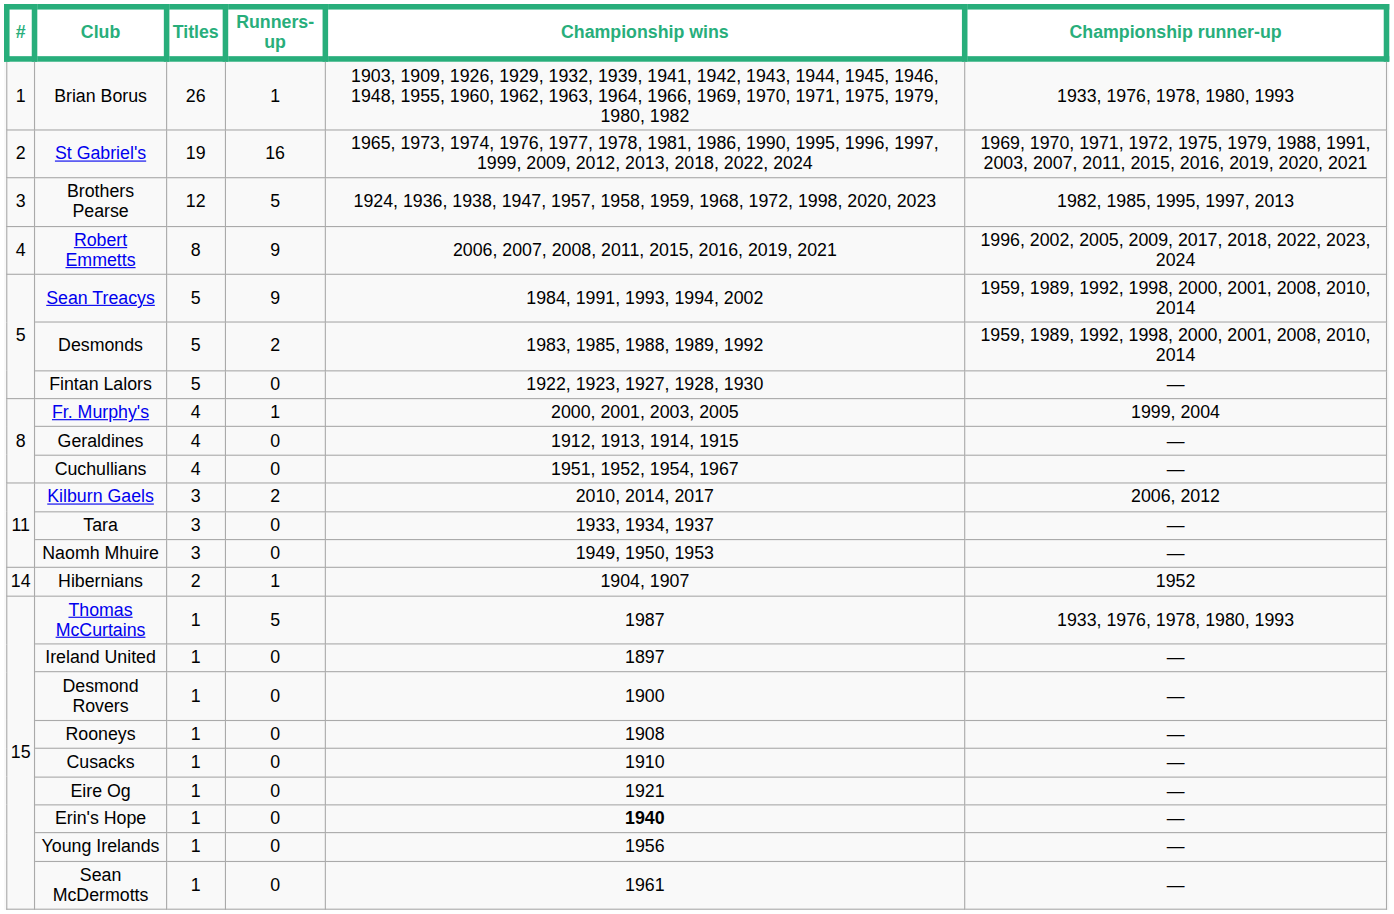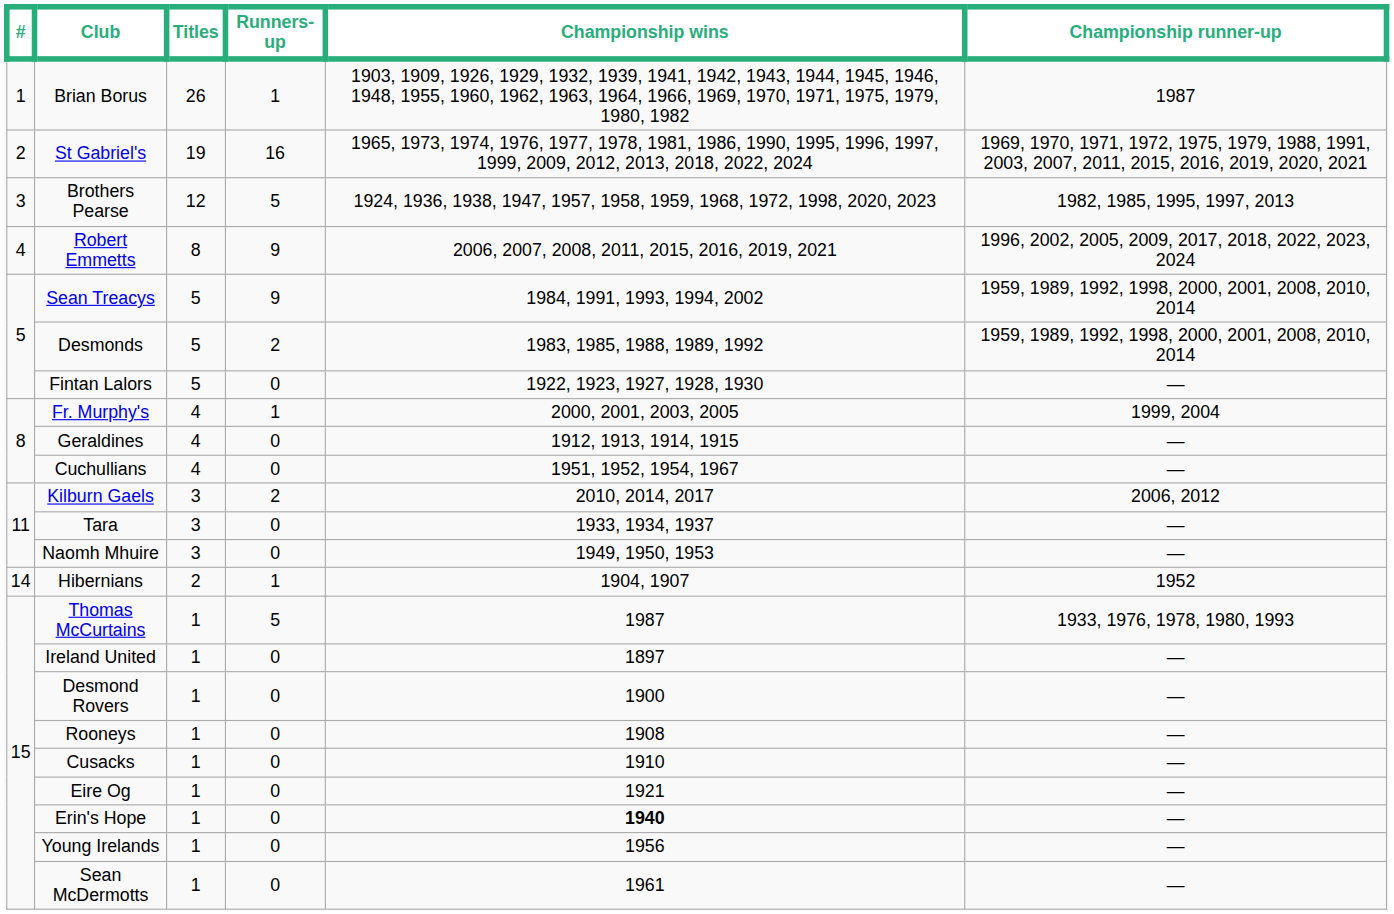(1176, 95) 1933, 1976, 1978, 1980, 1993 -> (1176, 95) 1987
